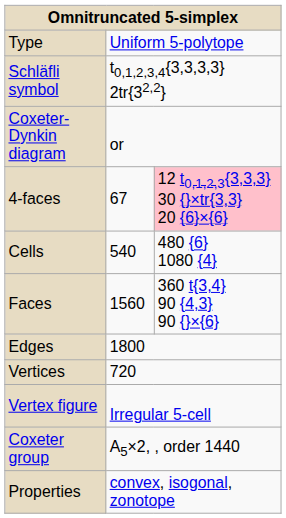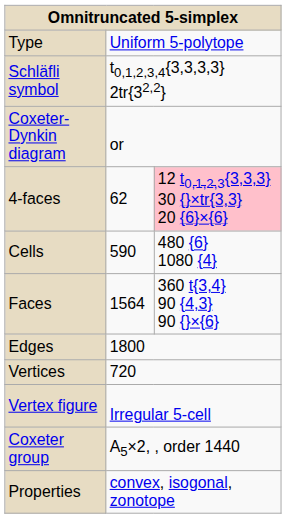(118, 198) 67 -> (118, 198) 62
(123, 252) 540 -> (123, 252) 590
(127, 303) 1560 -> (127, 303) 1564
